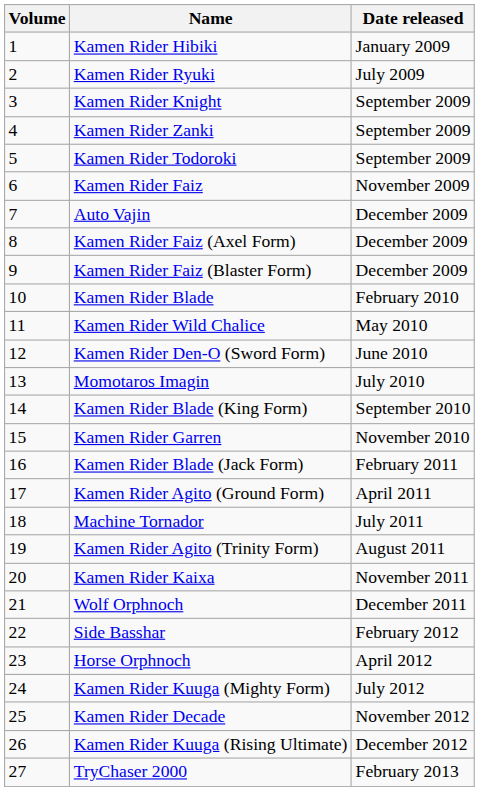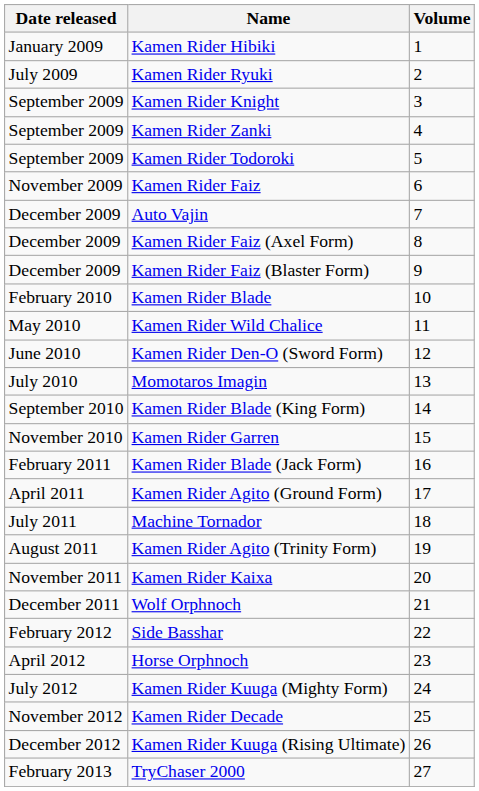columns swapped: (37, 18) <-> (413, 18)
